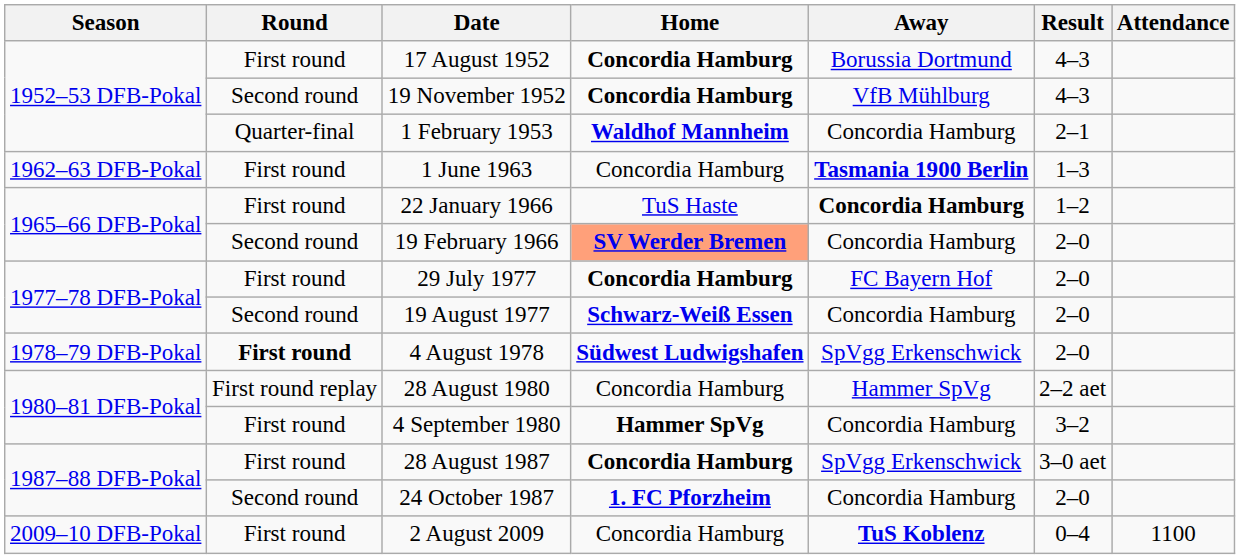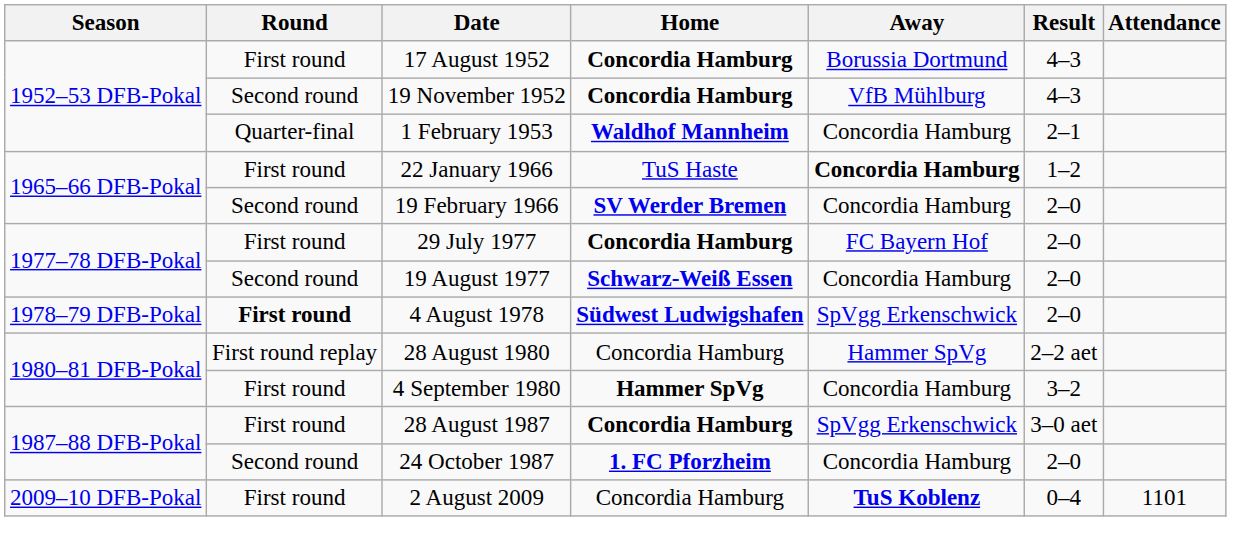- row: (477, 168)
(690, 242) lightsalmon background -> (690, 205) no background
(1173, 534) 1100 -> (1164, 497) 1101
